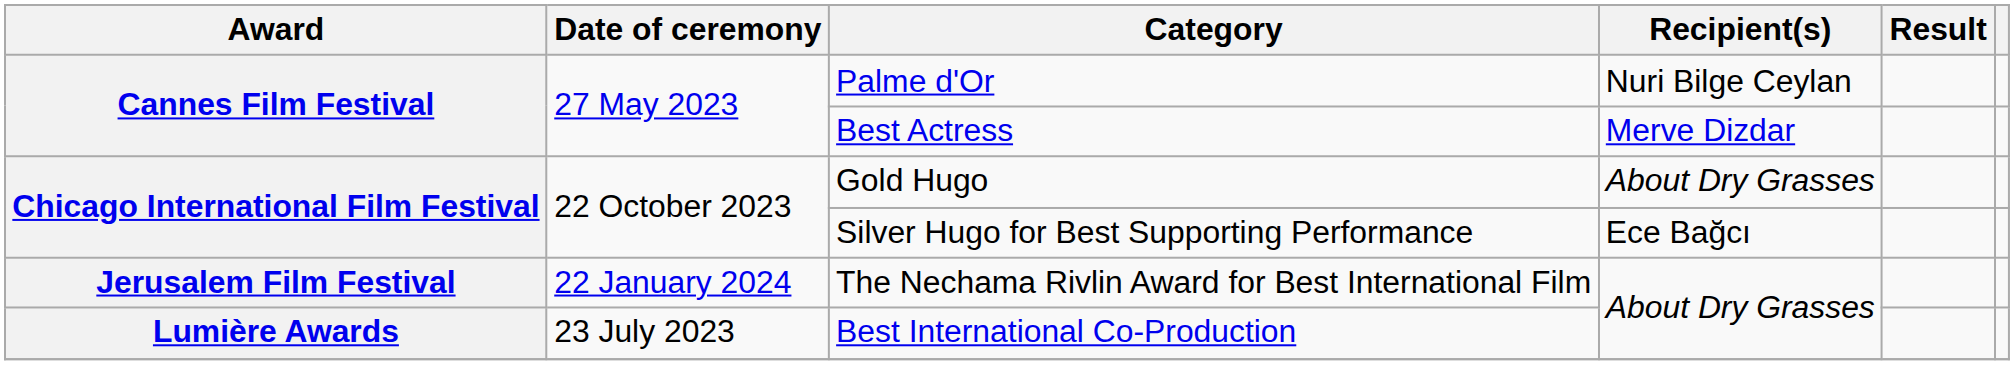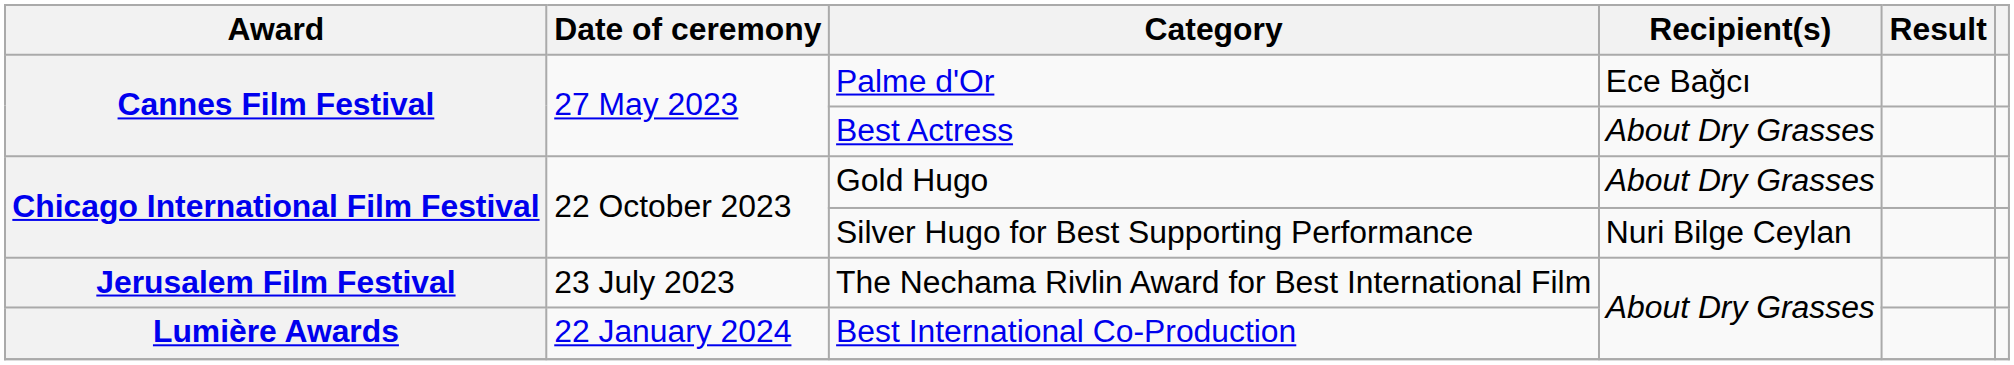(1729, 80) Nuri Bilge Ceylan -> (1678, 80) Ece Bağcı
(1700, 130) Merve Dizdar -> (1740, 130) About Dry Grasses
(1678, 231) Ece Bağcı -> (1729, 231) Nuri Bilge Ceylan
(673, 282) 22 January 2024 -> (645, 282) 23 July 2023
(645, 332) 23 July 2023 -> (673, 332) 22 January 2024
